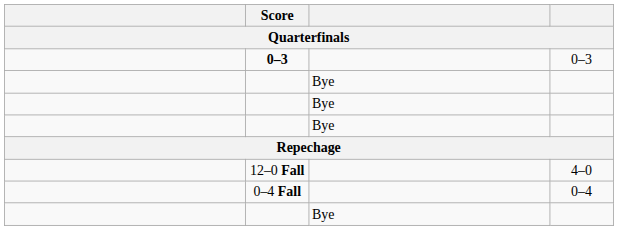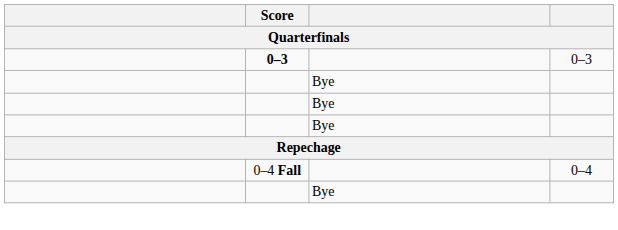- row: (277, 170)
